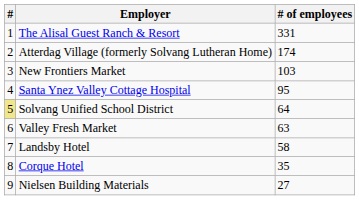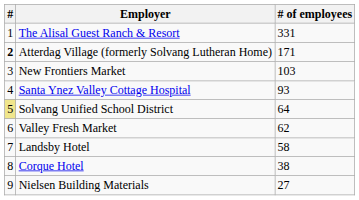(10, 52) normal -> (10, 52) bold
(287, 52) 174 -> (287, 52) 171
(284, 90) 95 -> (284, 90) 93
(284, 128) 63 -> (284, 128) 62
(284, 166) 35 -> (284, 166) 38
